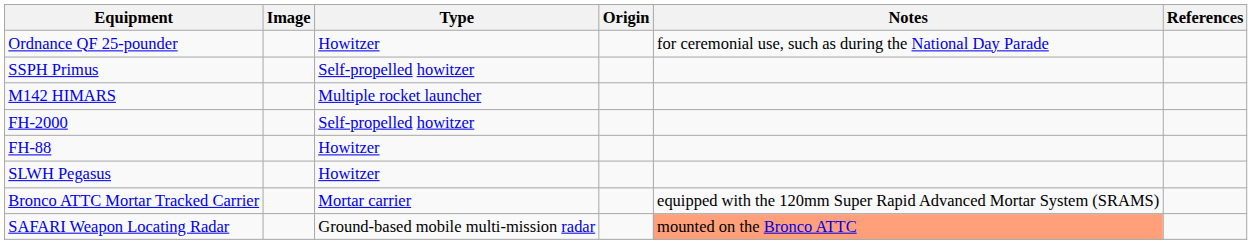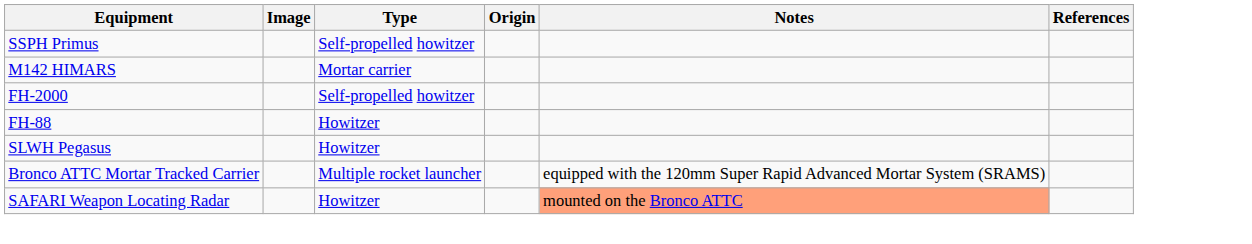- row: (93, 43)
(400, 95) Multiple rocket launcher -> (365, 69) Mortar carrier
(365, 200) Mortar carrier -> (400, 174) Multiple rocket launcher
(457, 226) Ground-based mobile multi-mission radar -> (349, 200) Howitzer
